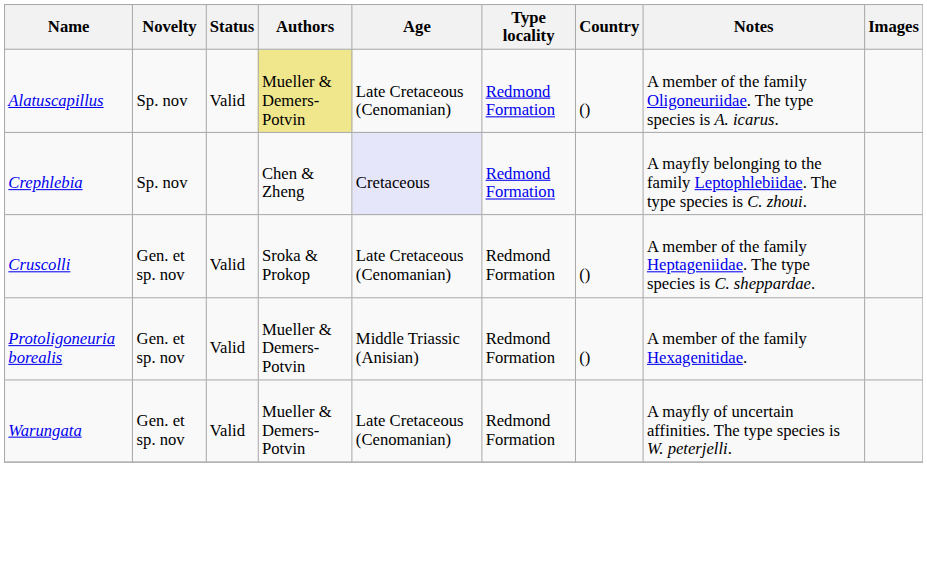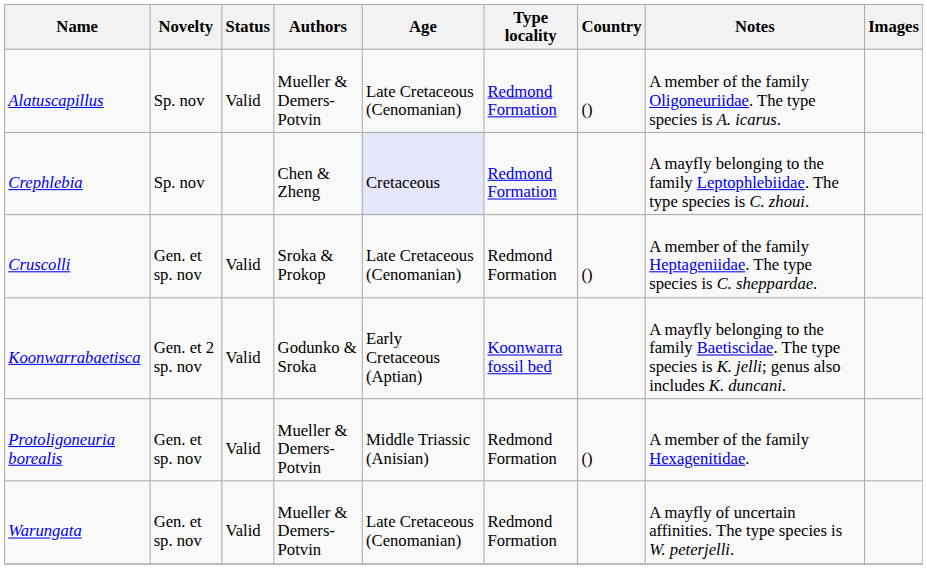(297, 100) khaki background -> (313, 100) no background
+ row: (74, 357)
